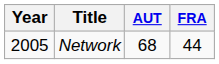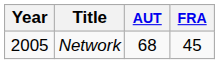(192, 44) 44 -> (192, 44) 45
